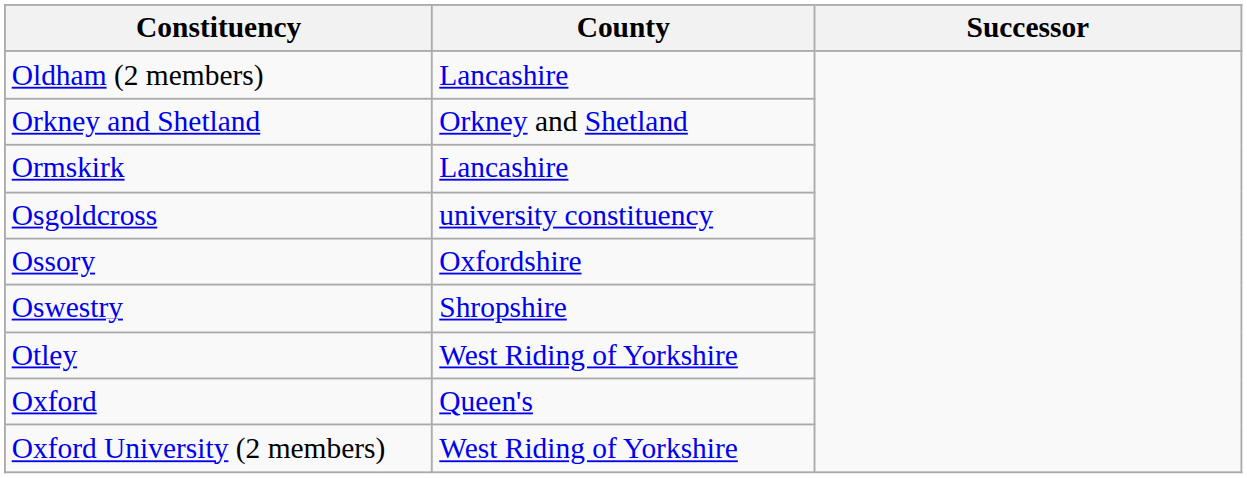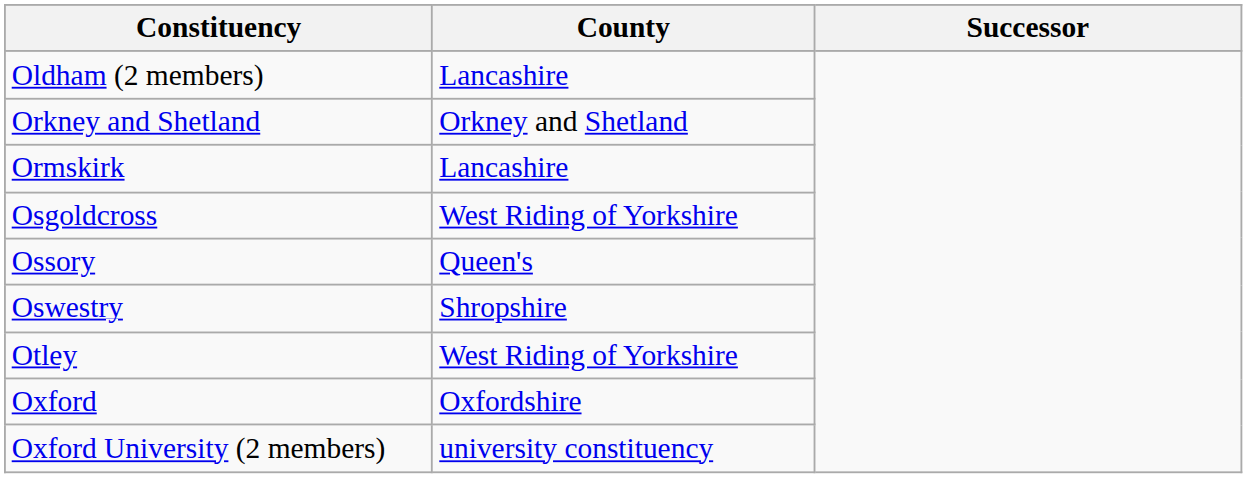(576, 214) university constituency -> (589, 214) West Riding of Yorkshire
(510, 261) Oxfordshire -> (486, 261) Queen's
(486, 401) Queen's -> (510, 401) Oxfordshire
(589, 448) West Riding of Yorkshire -> (576, 448) university constituency
